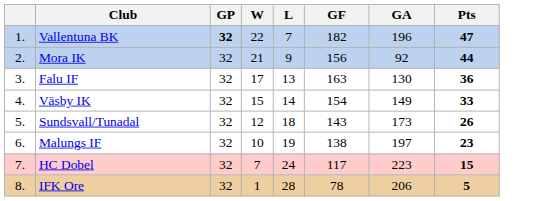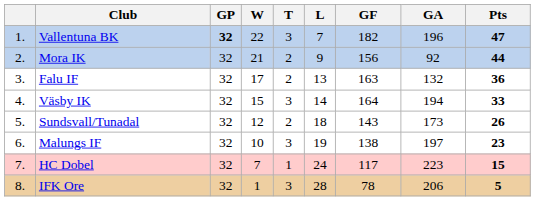+ column: (288, 15)
(402, 79) 130 -> (433, 79) 132
(337, 100) 154 -> (368, 100) 164
(402, 100) 149 -> (433, 100) 194
